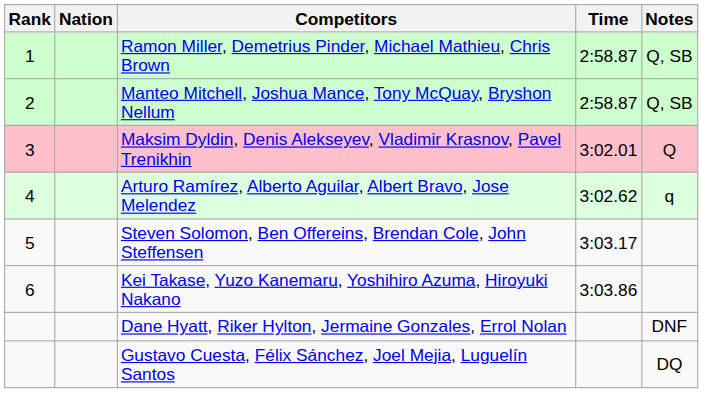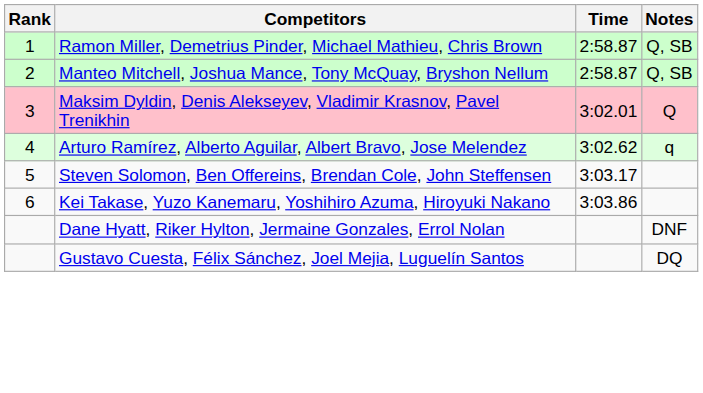- column: (86, 18)
